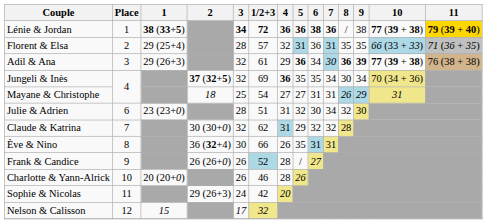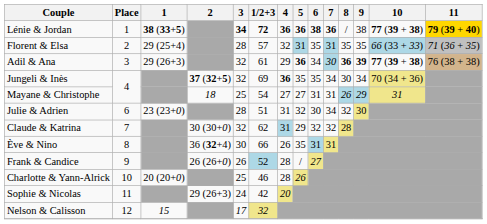(316, 45) 36 -> (316, 45) 35
(241, 177) 26 -> (241, 177) 25
